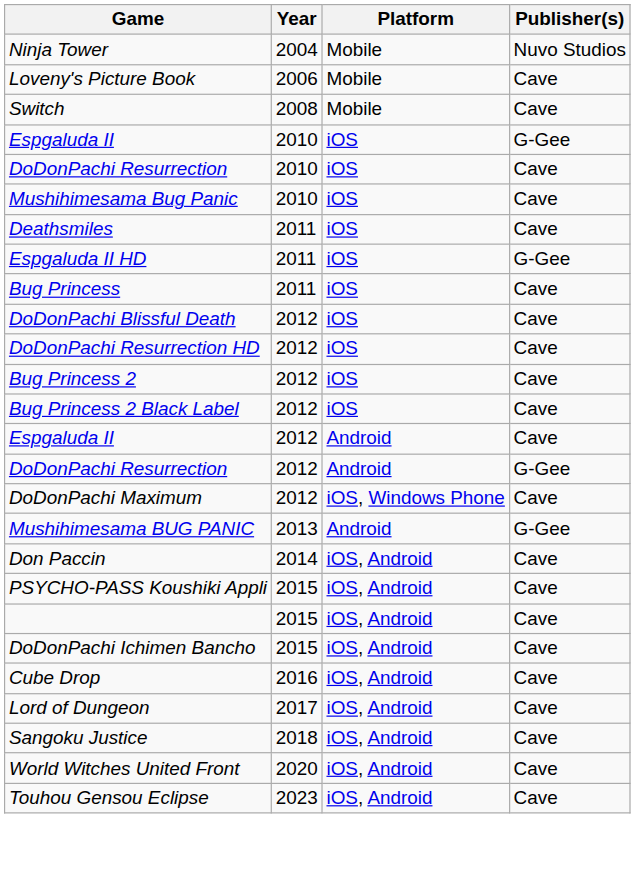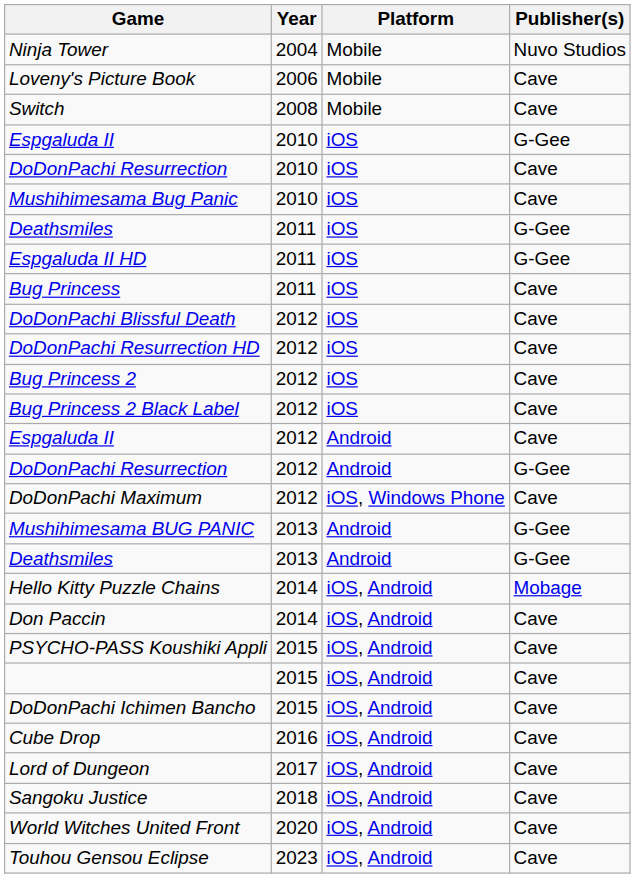(536, 229) Cave -> (542, 229) G-Gee
+ row: (61, 558)
+ row: (114, 588)
